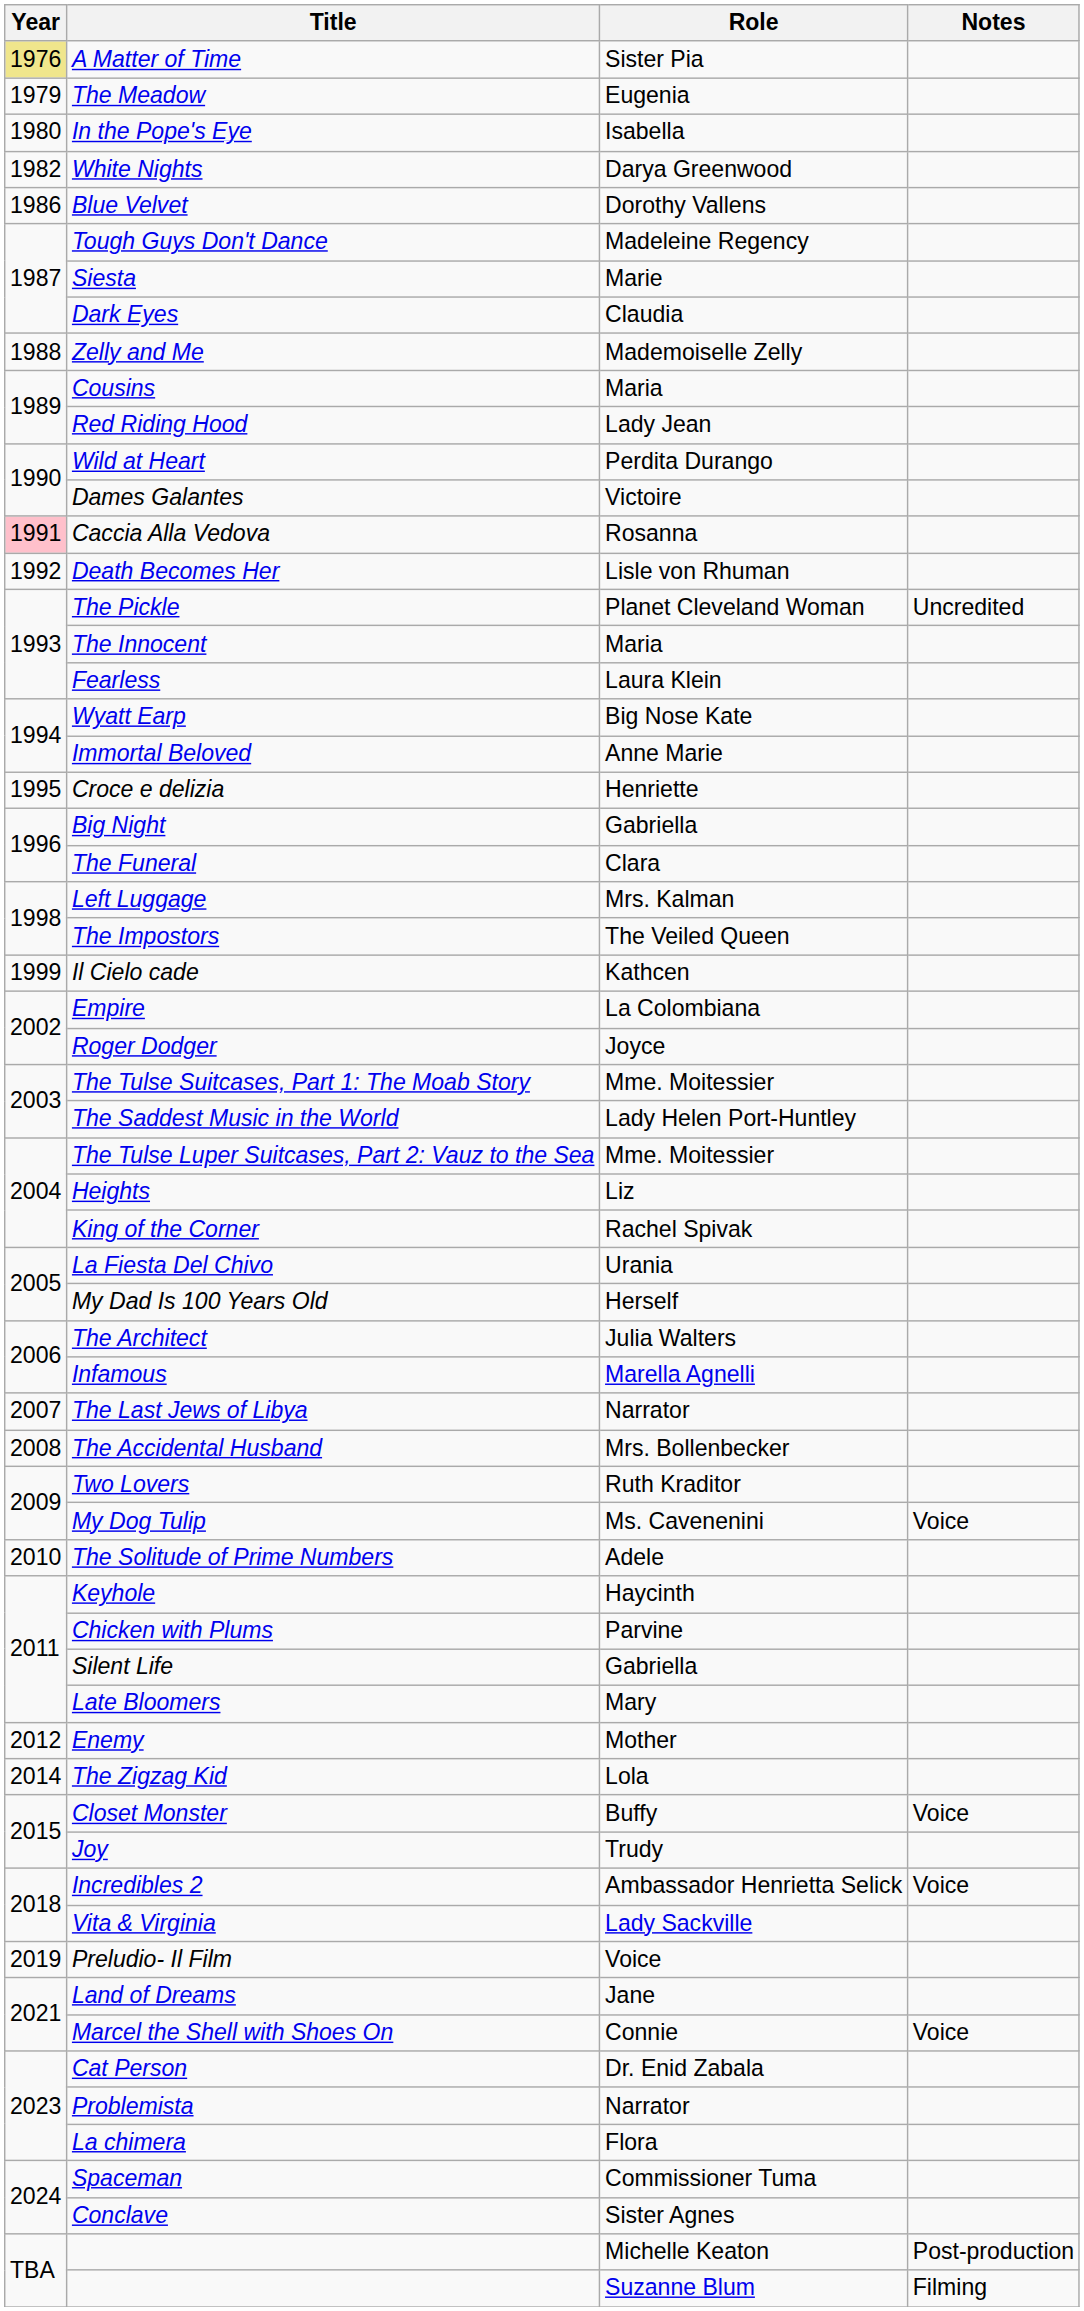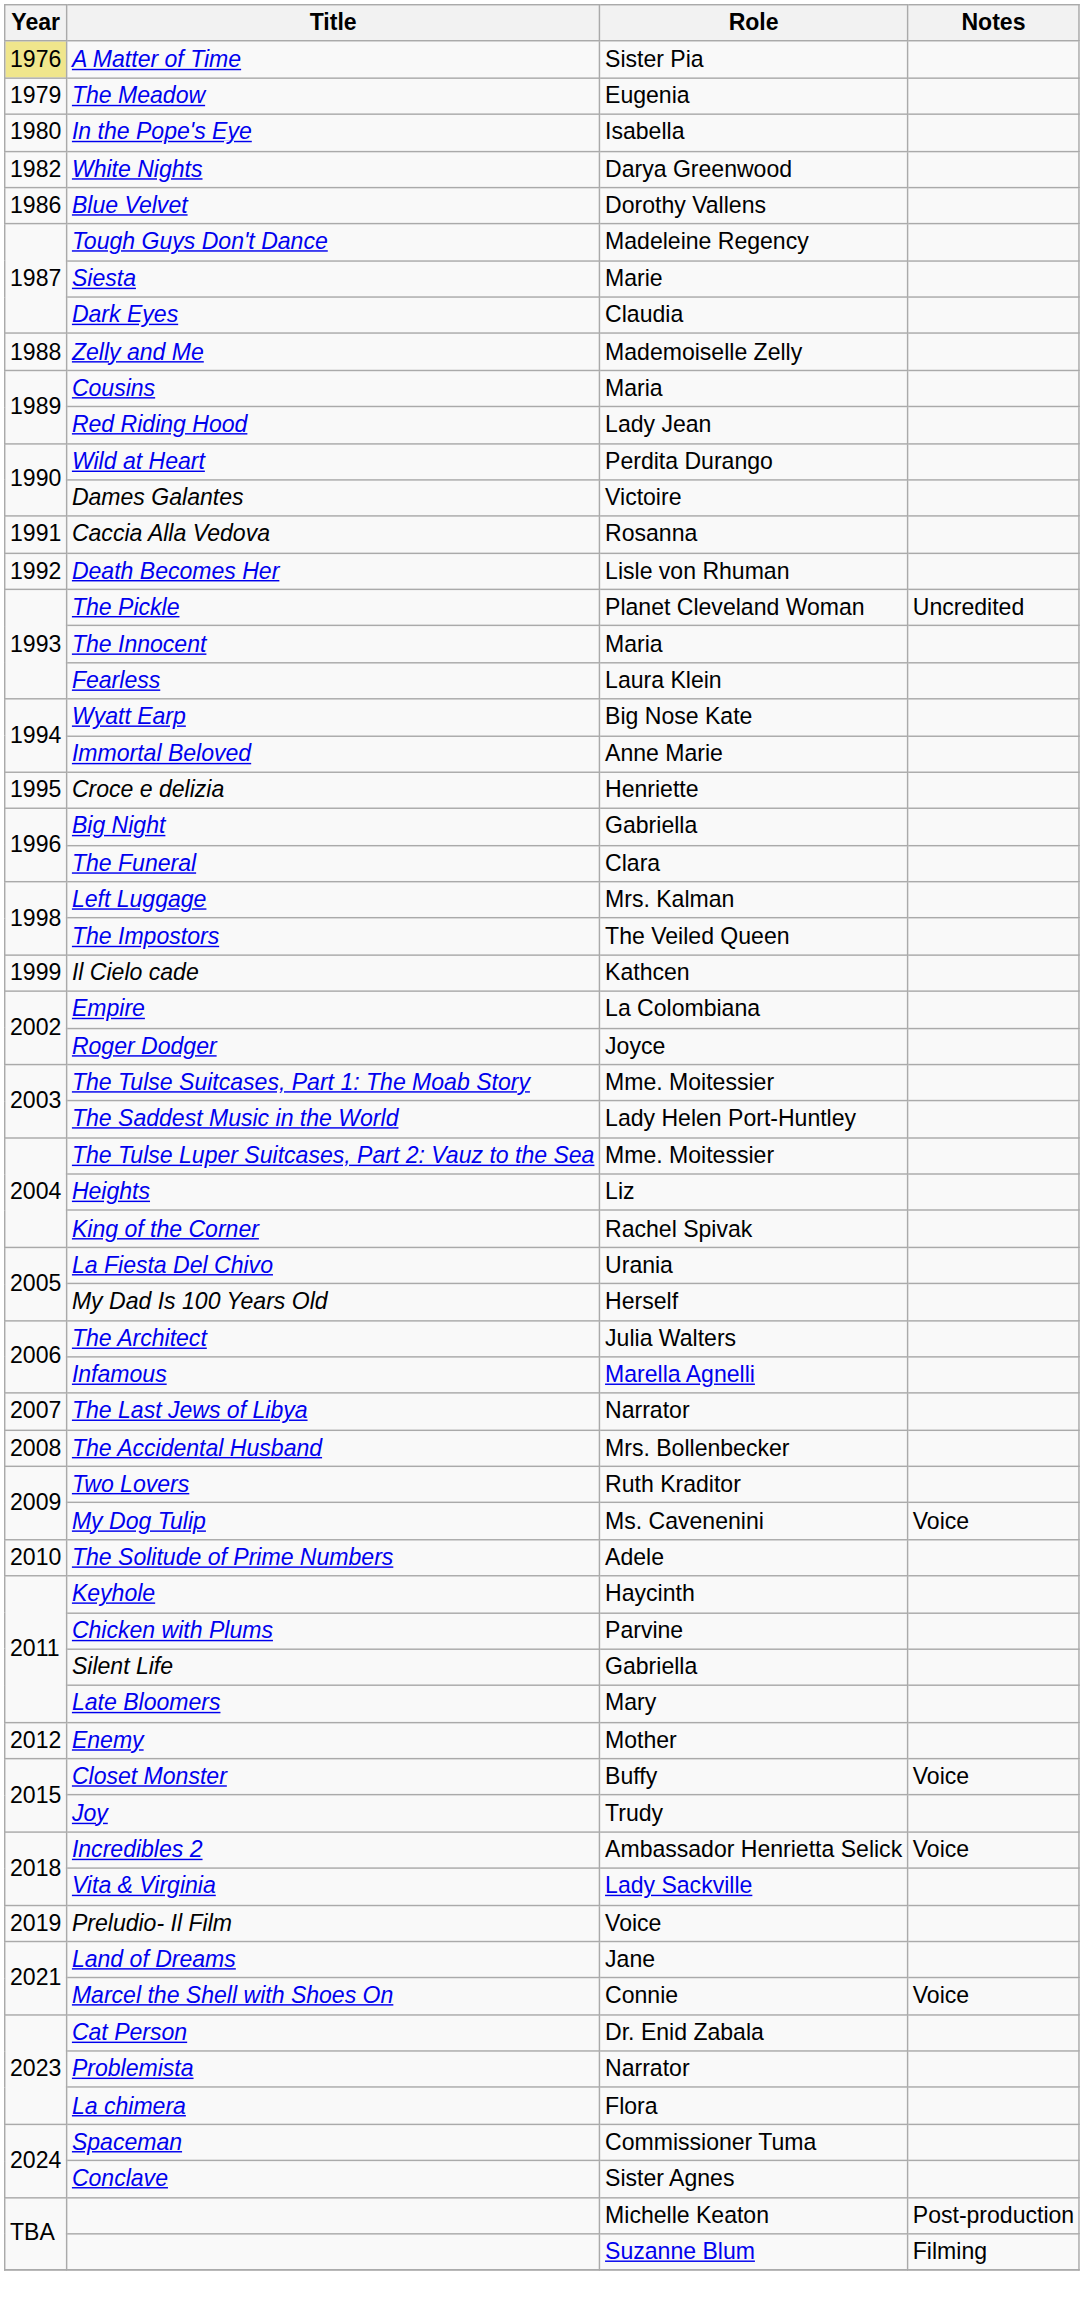(36, 534) pink background -> (36, 534) no background
- row: (149, 1776)
